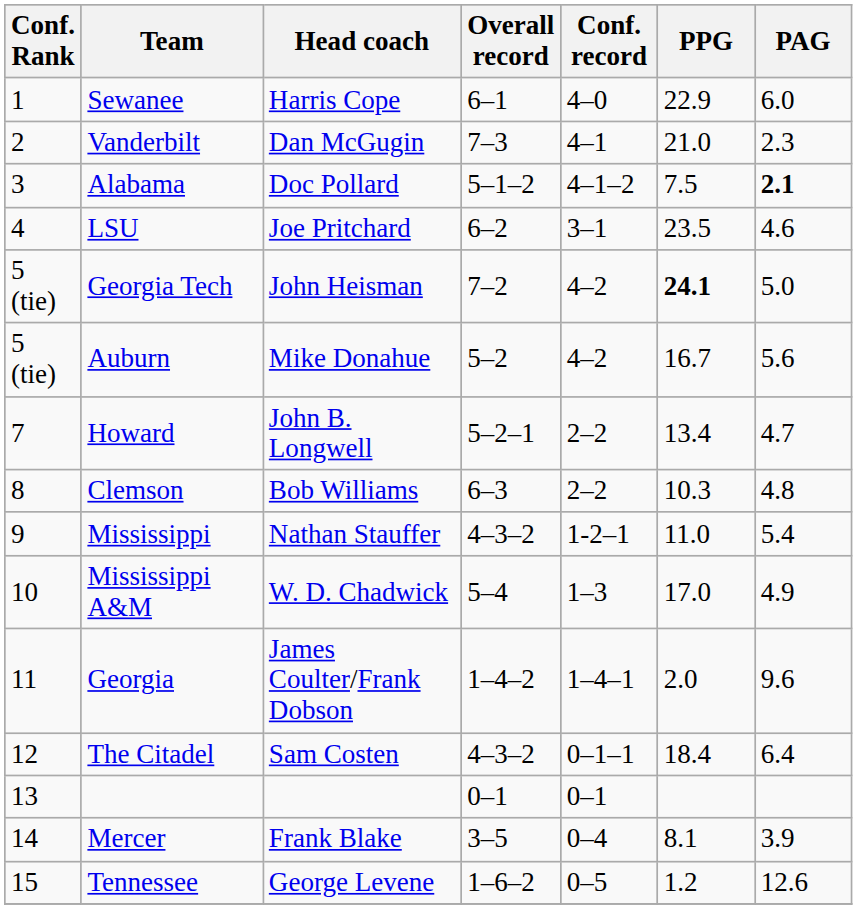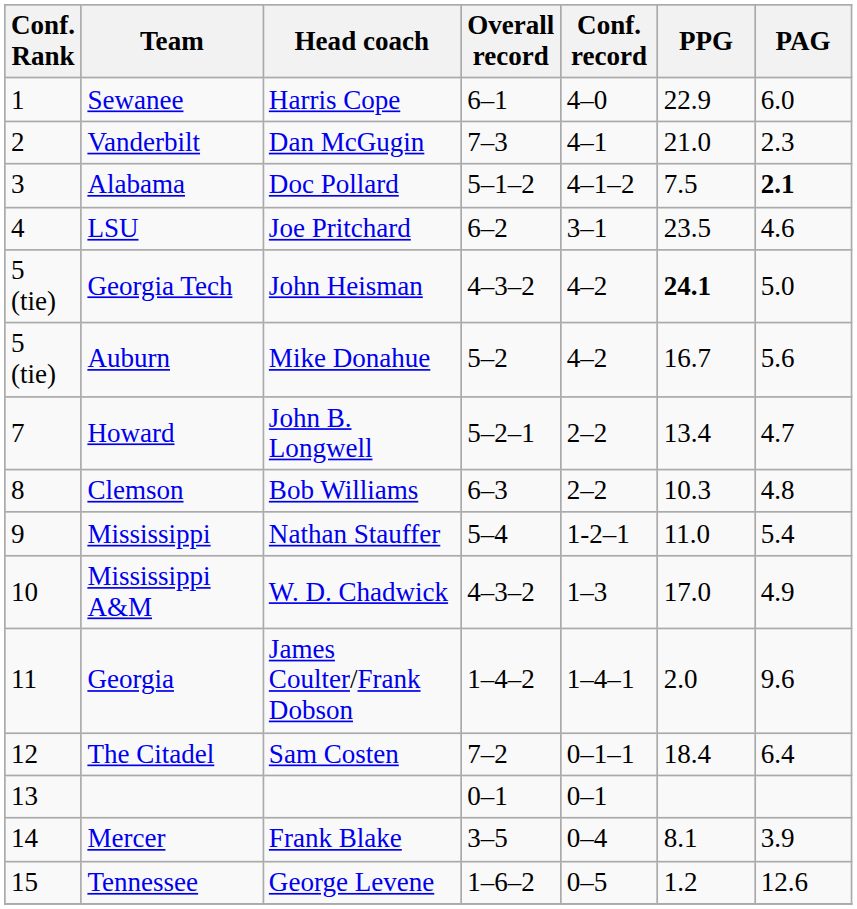(487, 285) 7–2 -> (501, 285) 4–3–2
(501, 533) 4–3–2 -> (487, 533) 5–4
(487, 591) 5–4 -> (501, 591) 4–3–2
(501, 753) 4–3–2 -> (487, 753) 7–2
